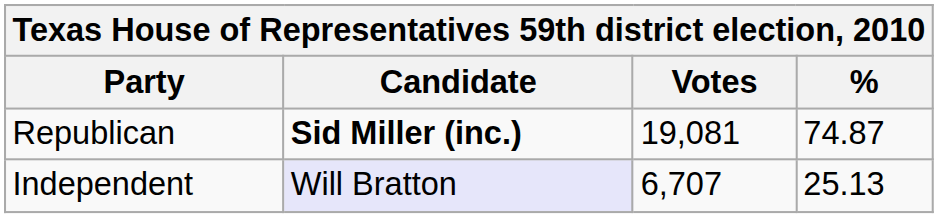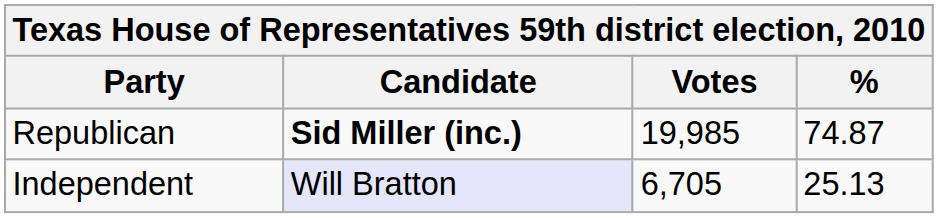(690, 133) 19,081 -> (690, 133) 19,985
(681, 184) 6,707 -> (681, 184) 6,705
